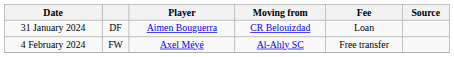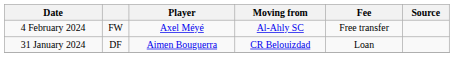rows swapped: (53, 28) <-> (53, 44)
